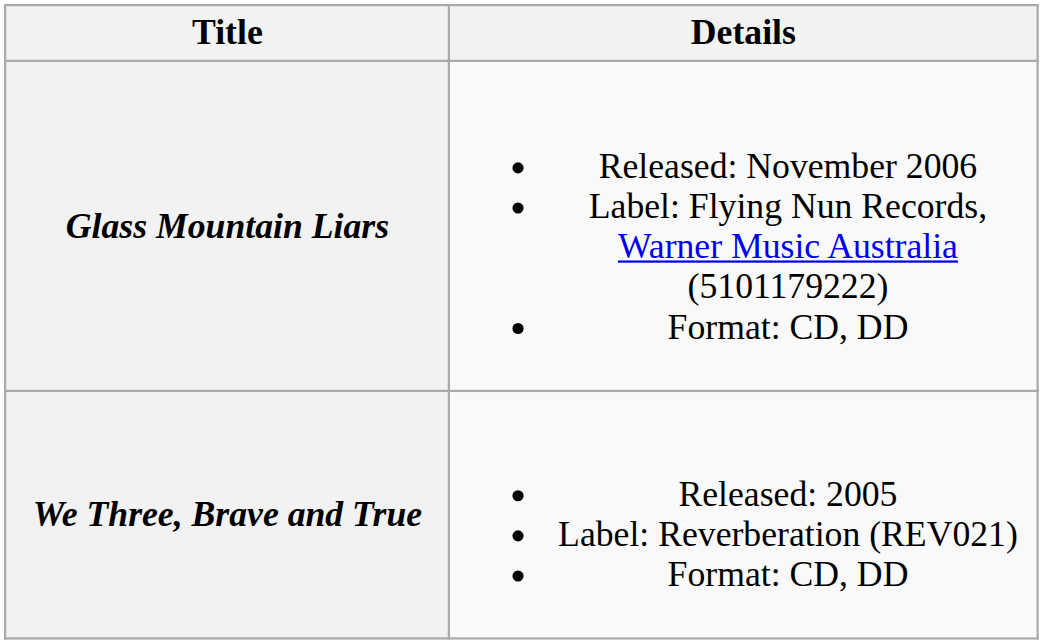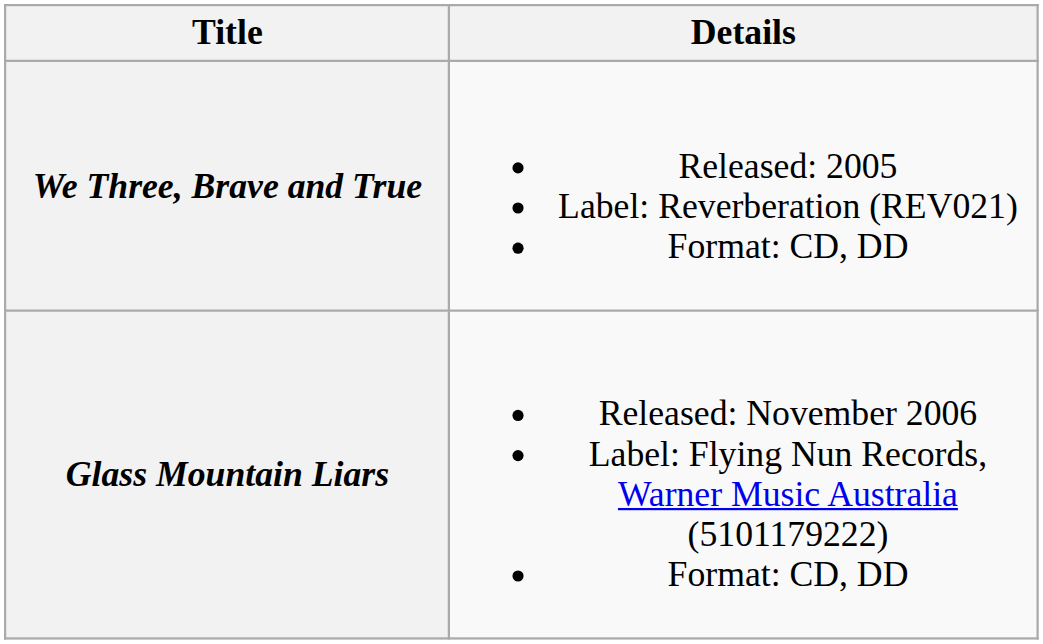rows swapped: (227, 513) <-> (227, 225)
